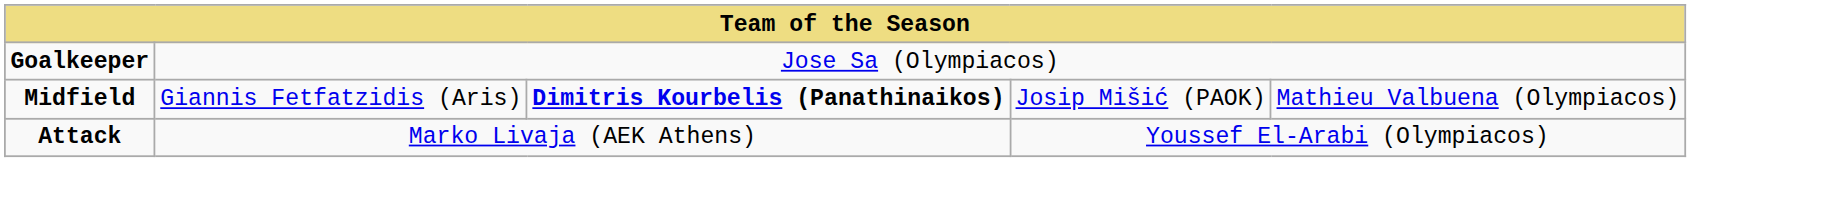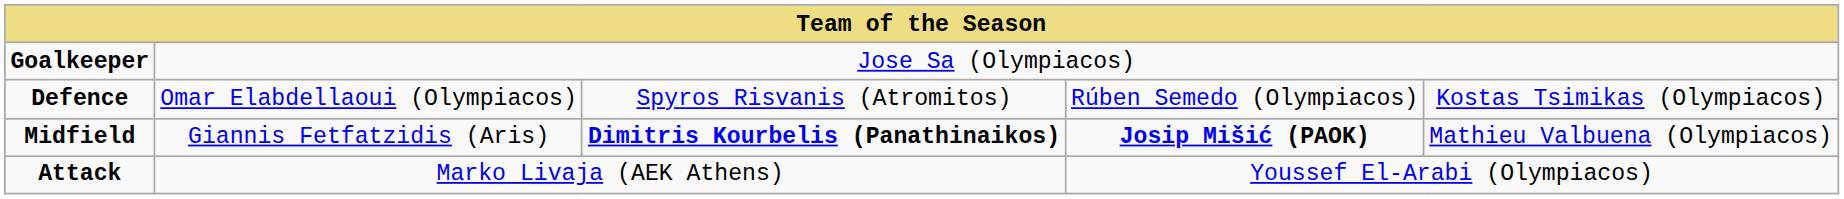+ row: (80, 99)
(1141, 99) normal -> (1245, 137) bold
